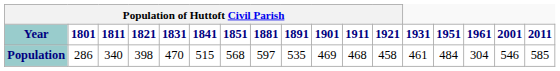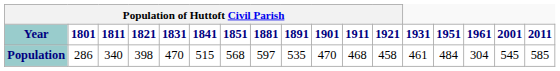(327, 55) 469 -> (327, 55) 470
(510, 55) 546 -> (510, 55) 545
